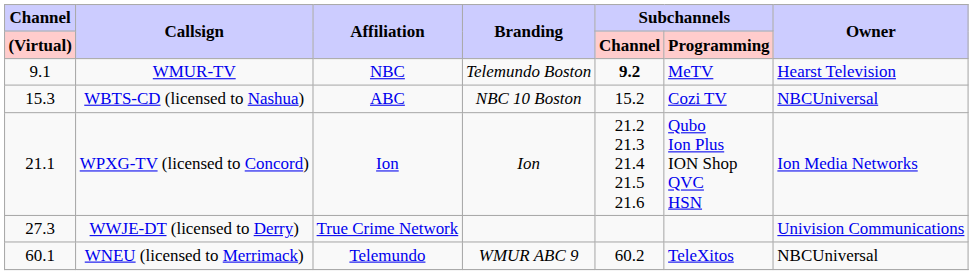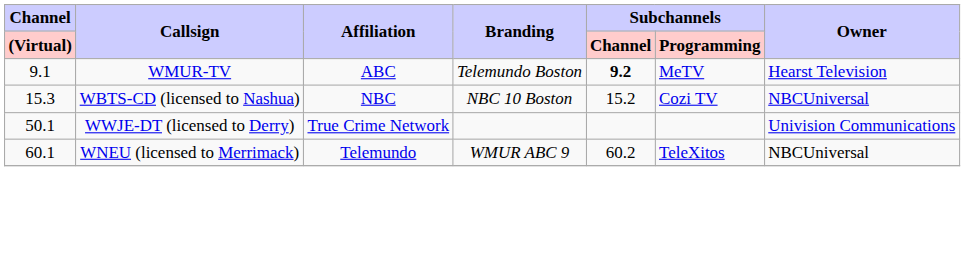(387, 71) NBC -> (378, 71) ABC
(387, 98) ABC -> (378, 98) NBC
- row: (194, 163)
(40, 228) 27.3 -> (40, 125) 50.1
